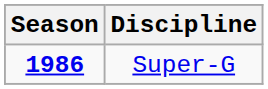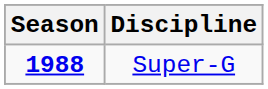(55, 65) 1986 -> (55, 65) 1988
